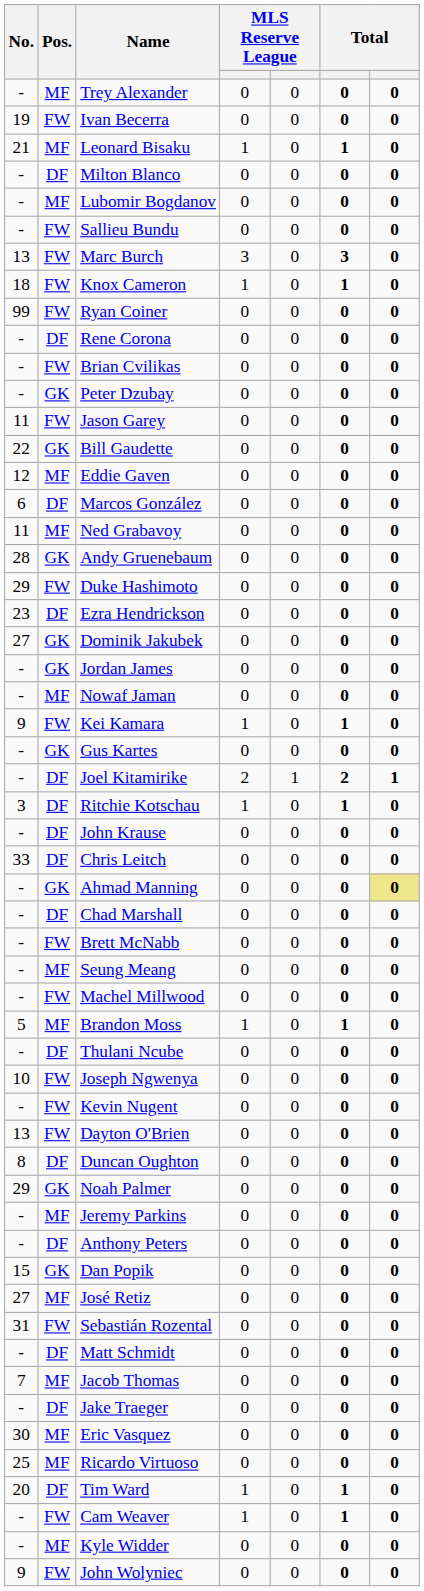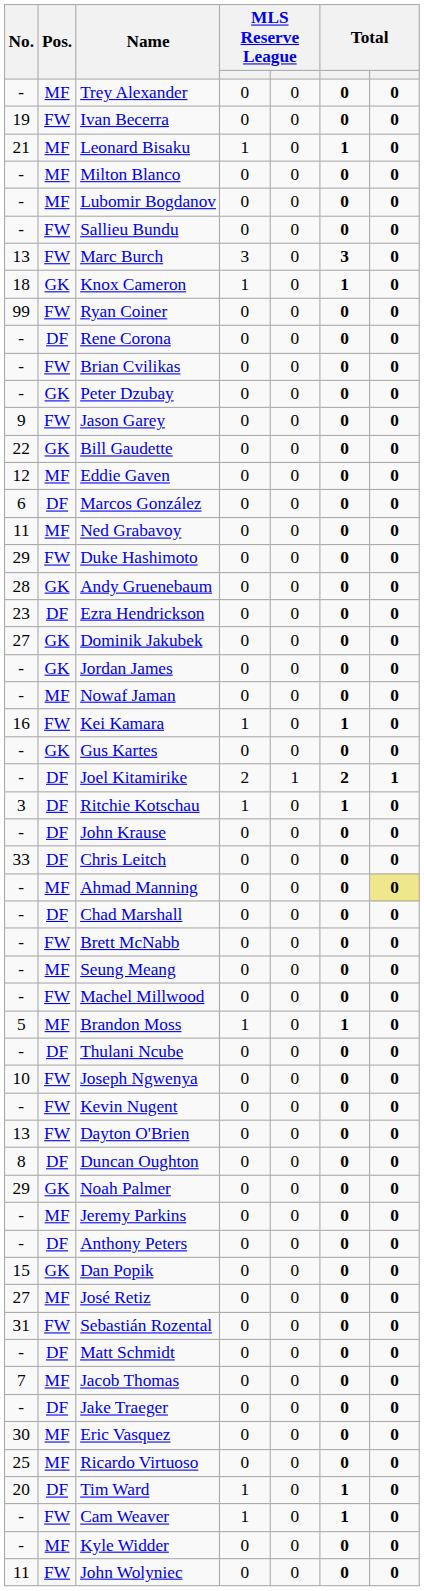(57, 174) DF -> (57, 174) MF
(57, 284) FW -> (57, 284) GK
(21, 421) 11 -> (21, 421) 9
rows swapped: (146, 558) <-> (139, 585)
(21, 722) 9 -> (21, 722) 16
(57, 887) GK -> (57, 887) MF
(21, 1572) 9 -> (21, 1572) 11
